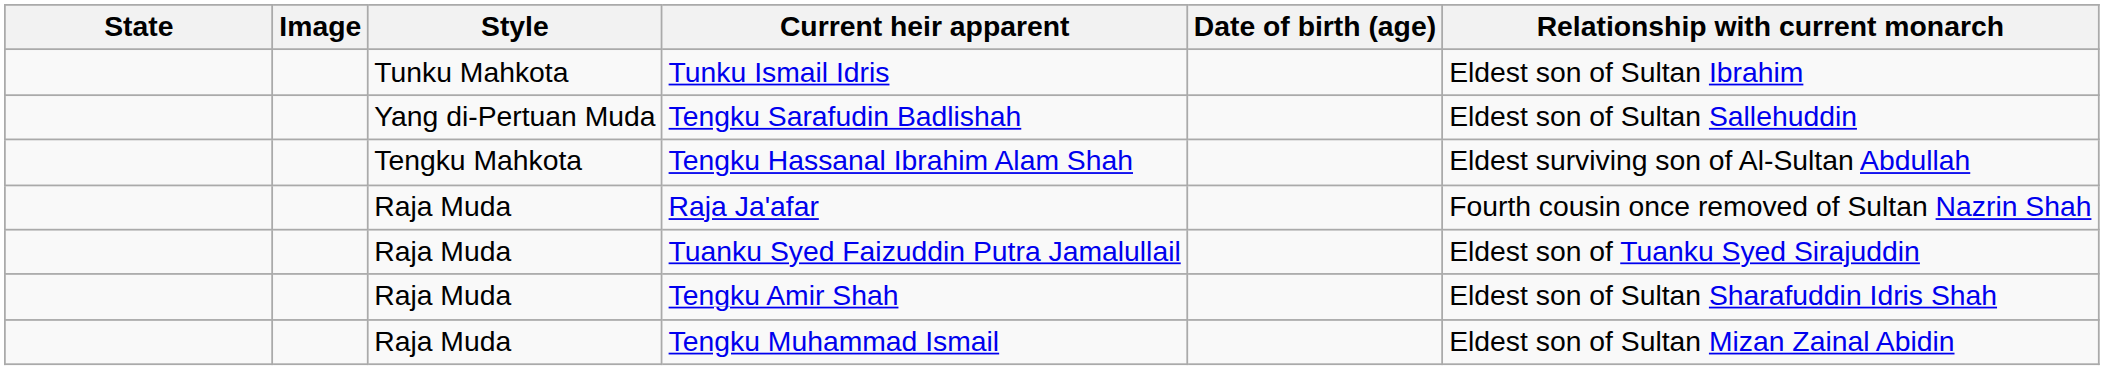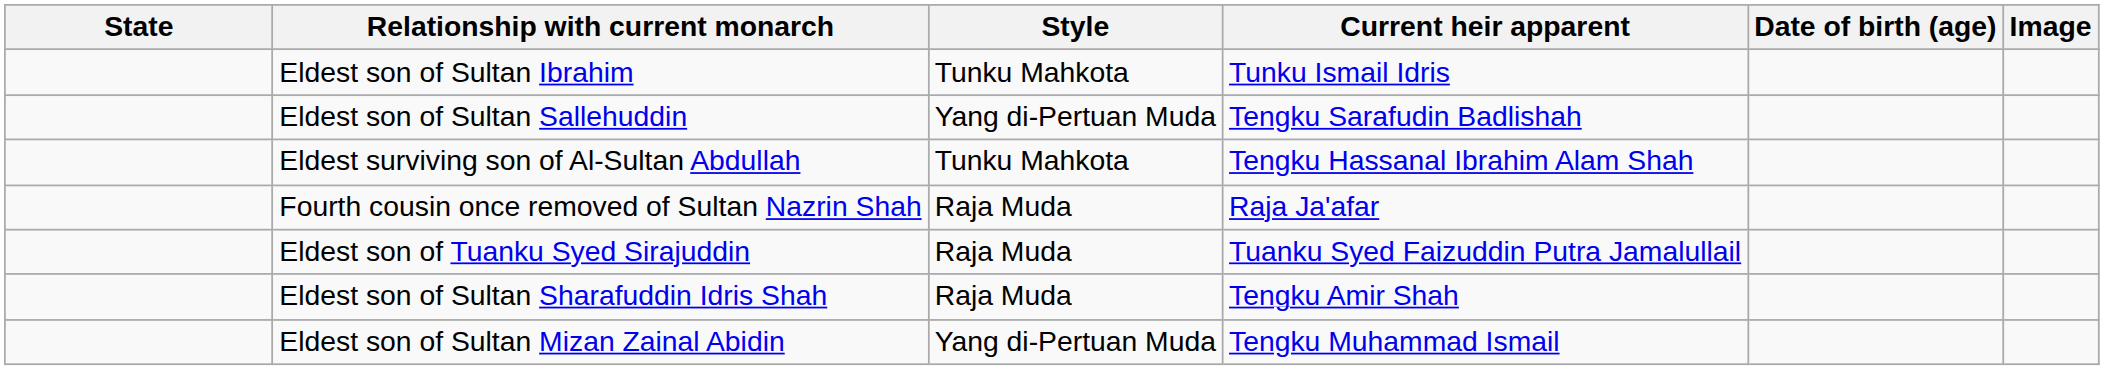columns swapped: (320, 26) <-> (1770, 26)
(478, 161) Tengku Mahkota -> (1032, 161) Tunku Mahkota
(443, 341) Raja Muda -> (1075, 341) Yang di-Pertuan Muda
